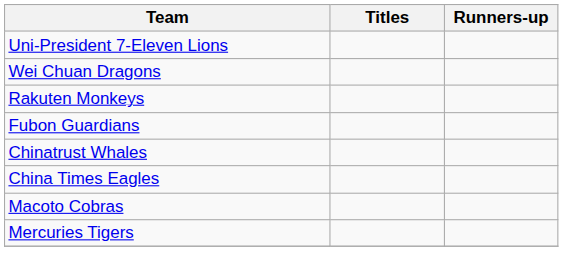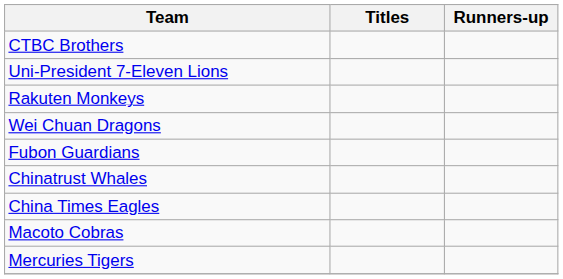+ row: (66, 44)
rows swapped: (76, 98) <-> (85, 71)
